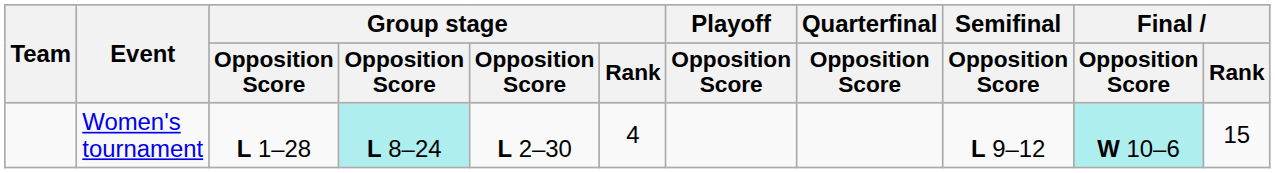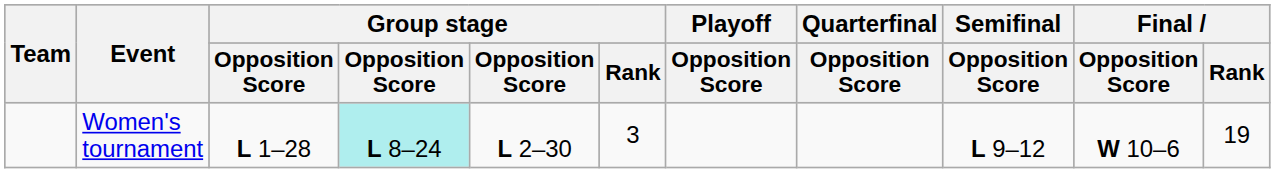(633, 136) 4 -> (633, 136) 3
(1139, 149) paleturquoise background -> (1139, 149) no background
(1237, 136) 15 -> (1237, 136) 19
